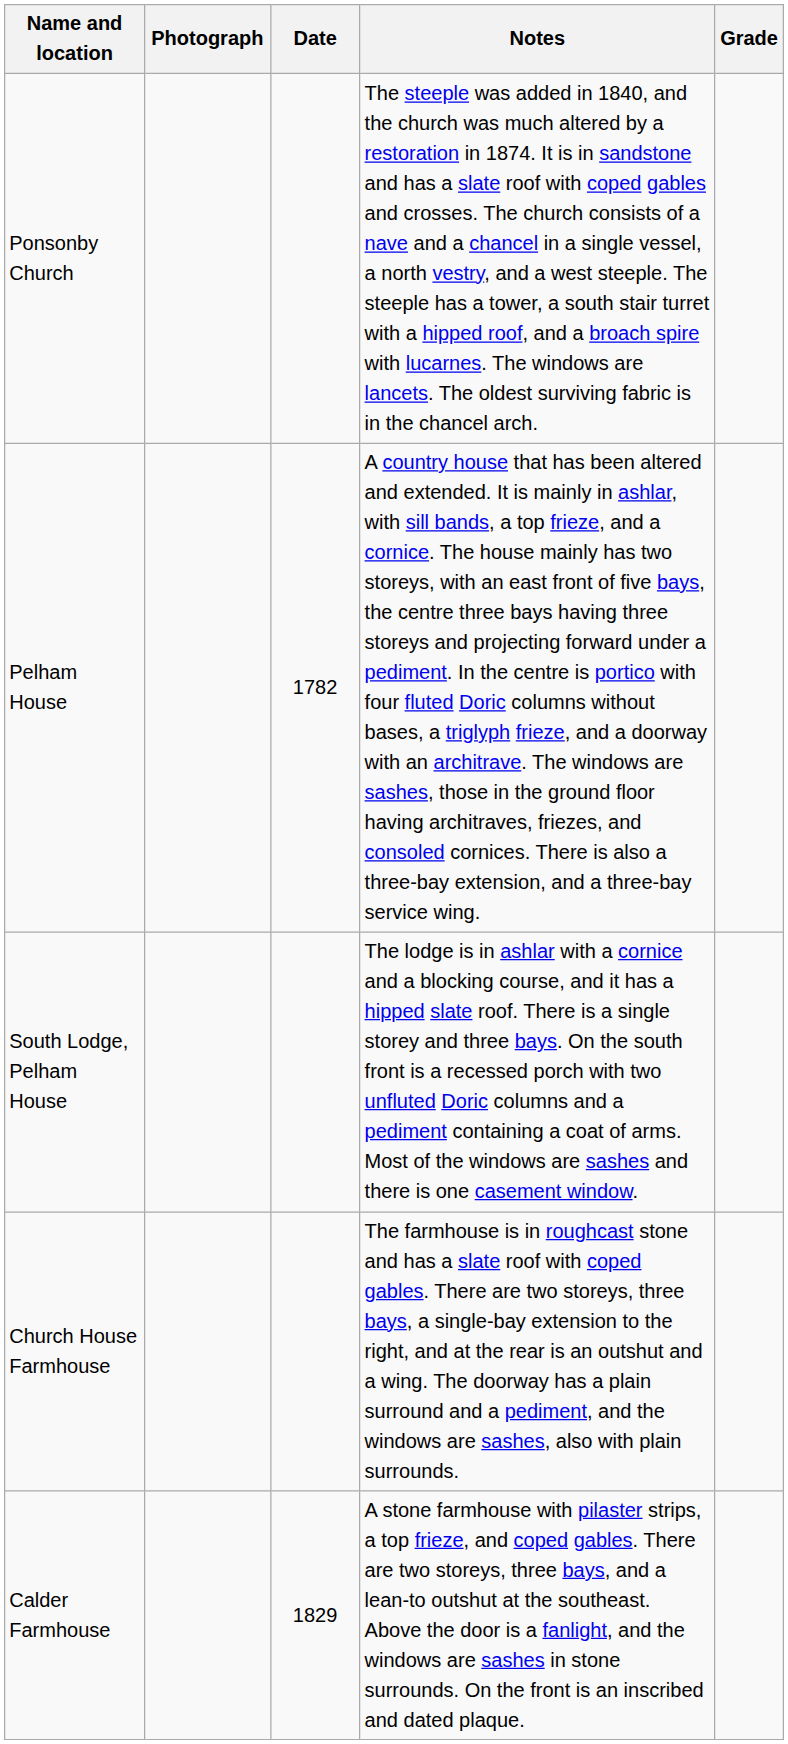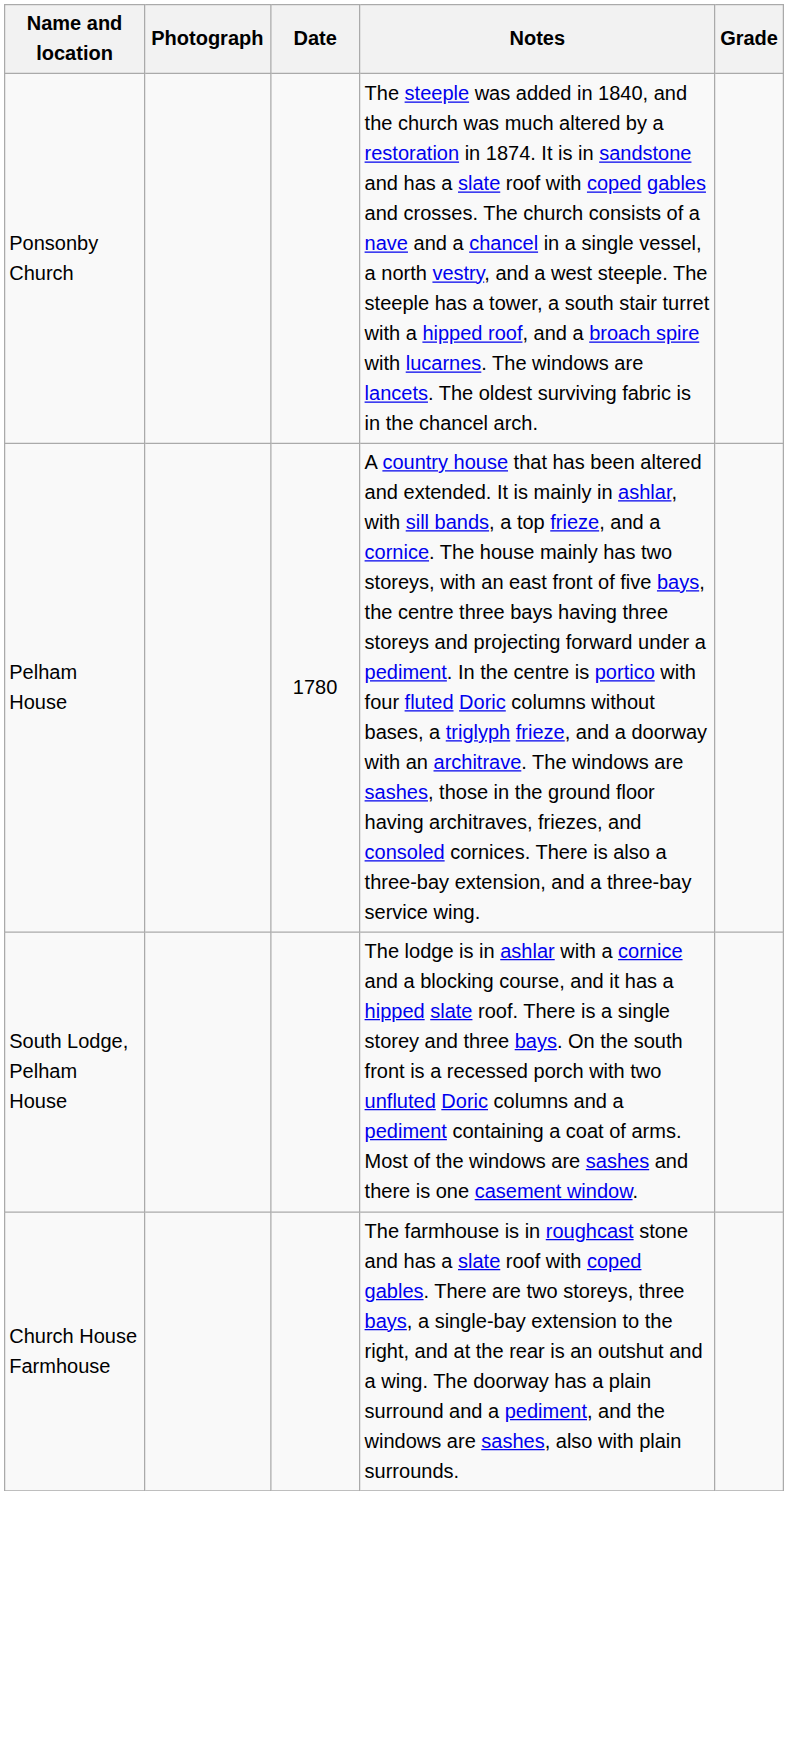(315, 687) 1782 -> (315, 687) 1780
- row: (60, 1615)
